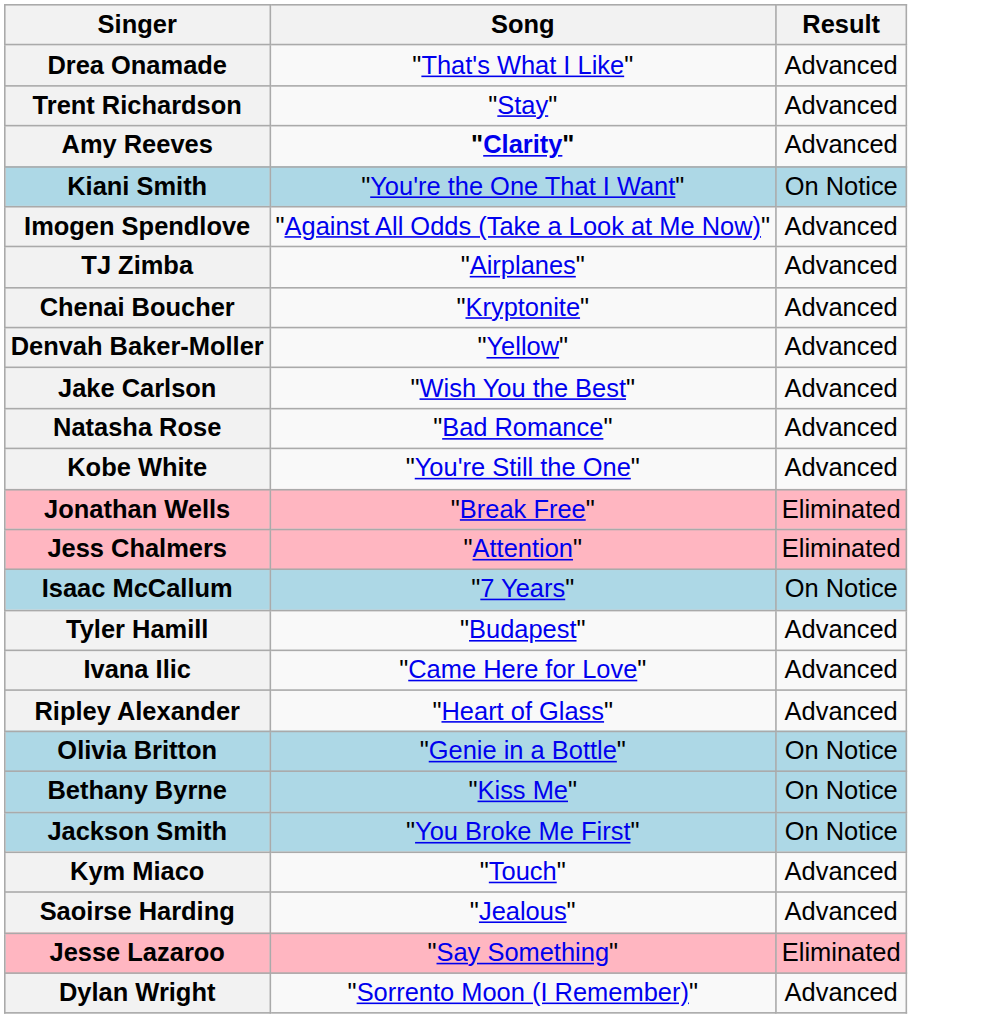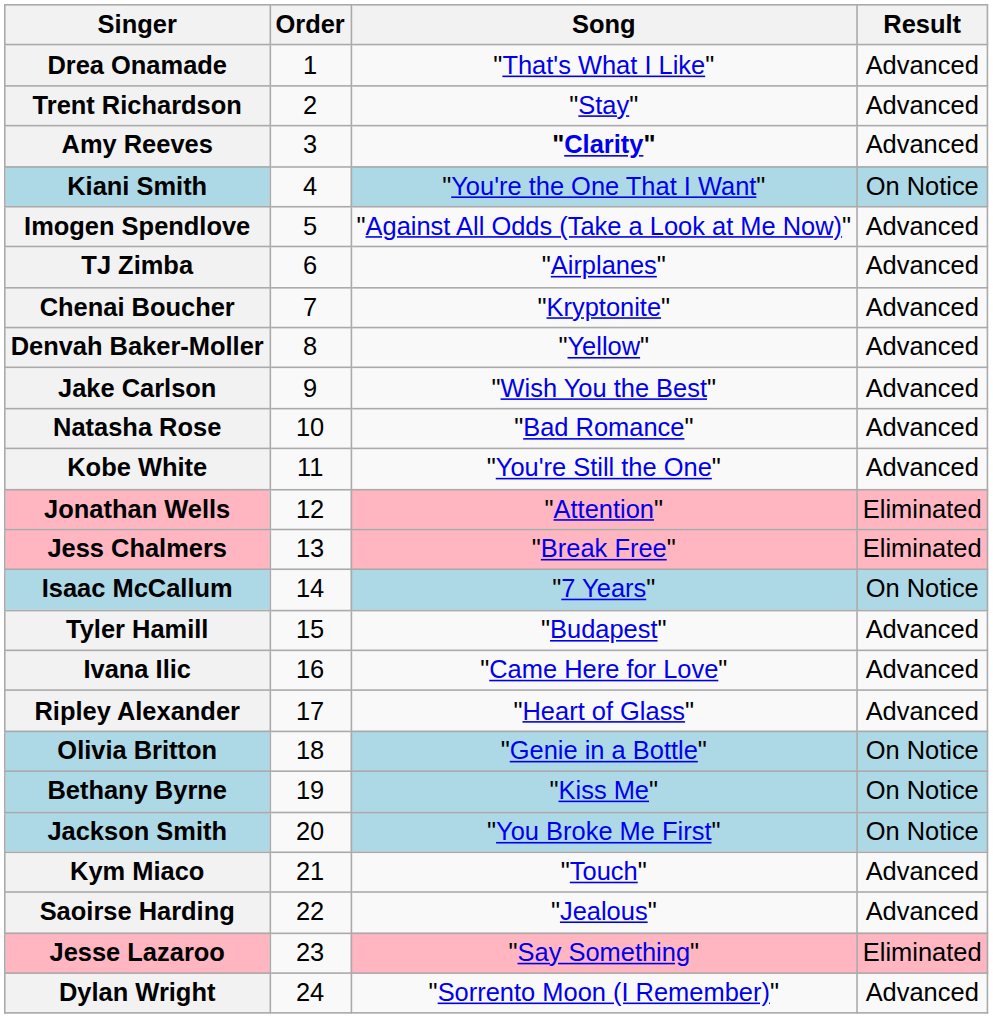+ column: (310, 24)
(523, 508) "Break Free" -> (604, 508) "Attention"
(523, 549) "Attention" -> (604, 549) "Break Free"
